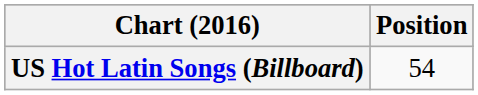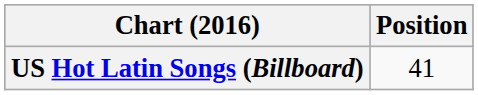(422, 67) 54 -> (422, 67) 41
